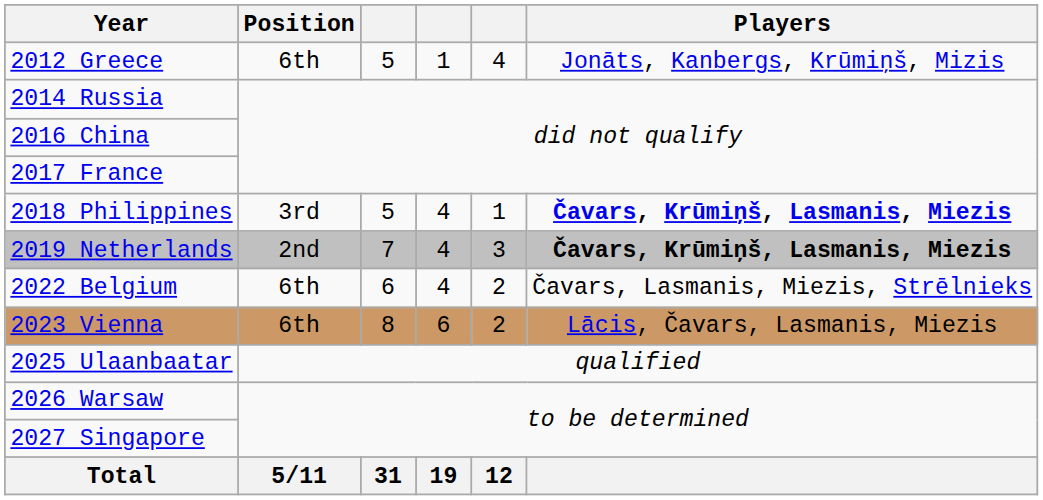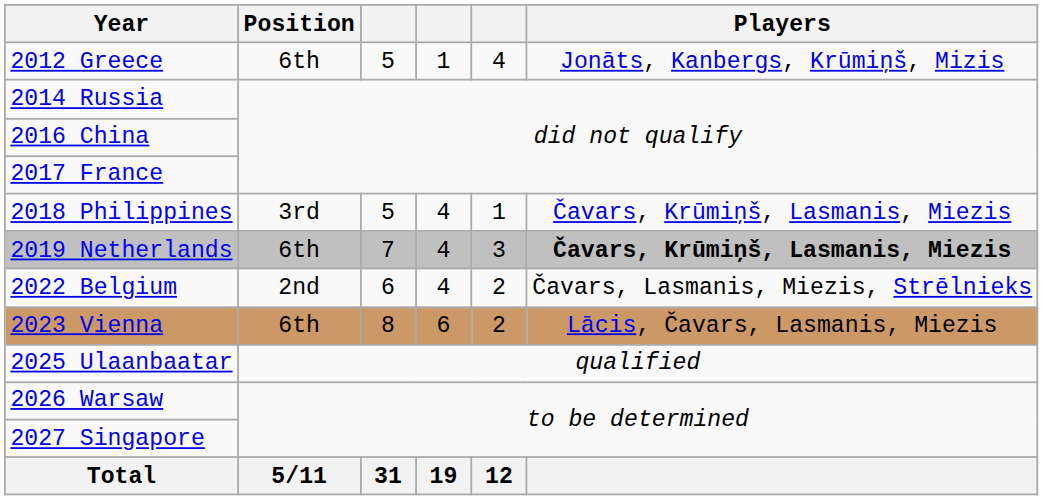(782, 212) bold -> (782, 212) normal
(299, 250) 2nd -> (299, 250) 6th
(299, 288) 6th -> (299, 288) 2nd
